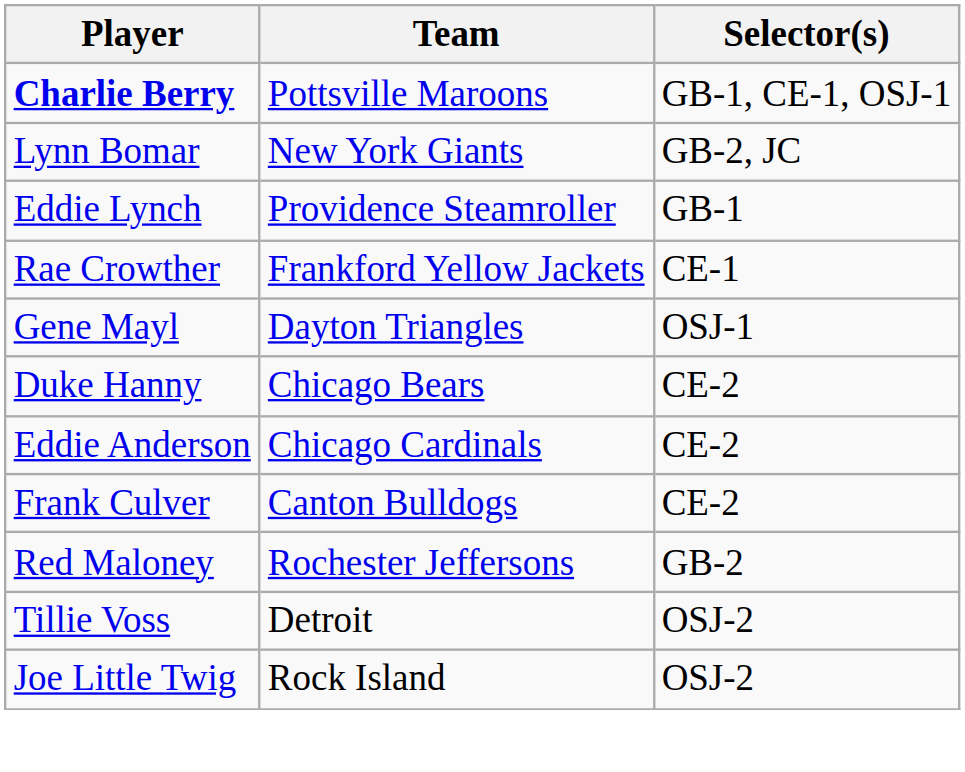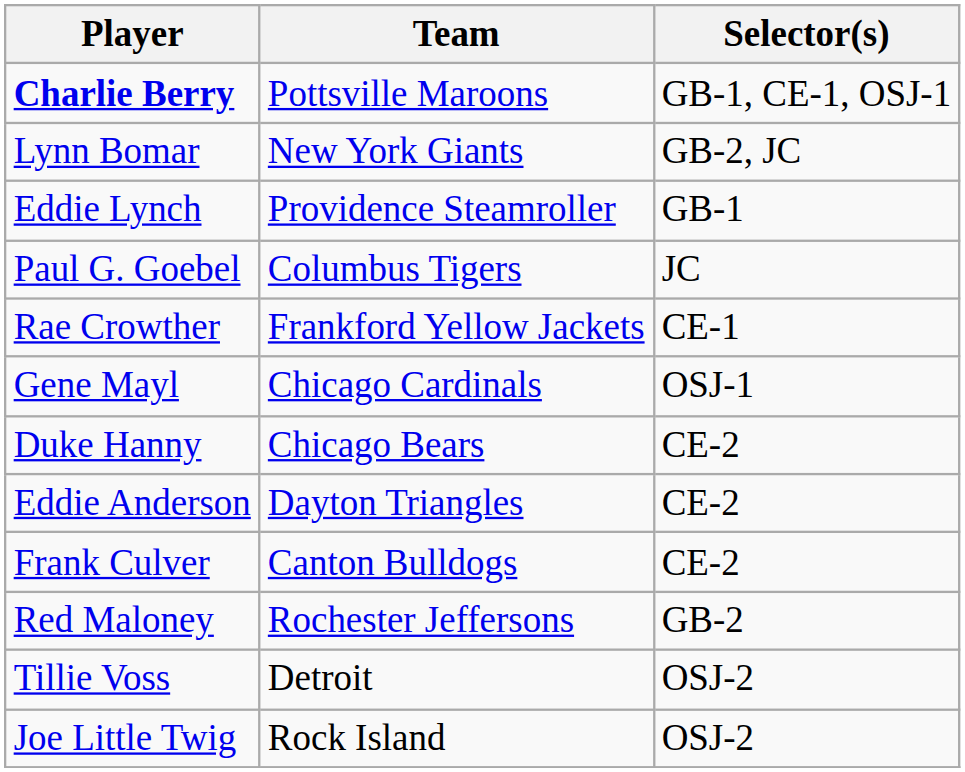+ row: (127, 268)
(396, 326) Dayton Triangles -> (405, 385) Chicago Cardinals
(405, 444) Chicago Cardinals -> (396, 502) Dayton Triangles
